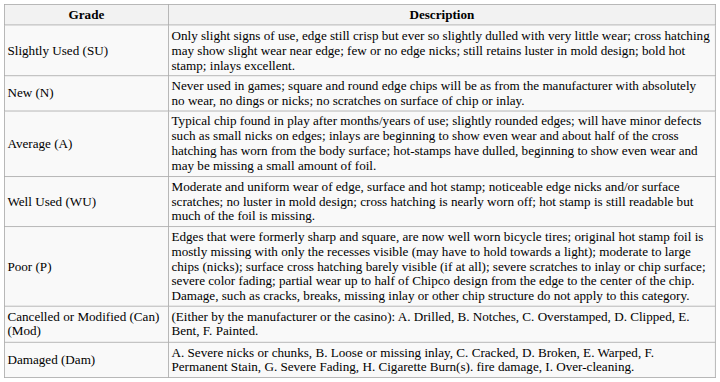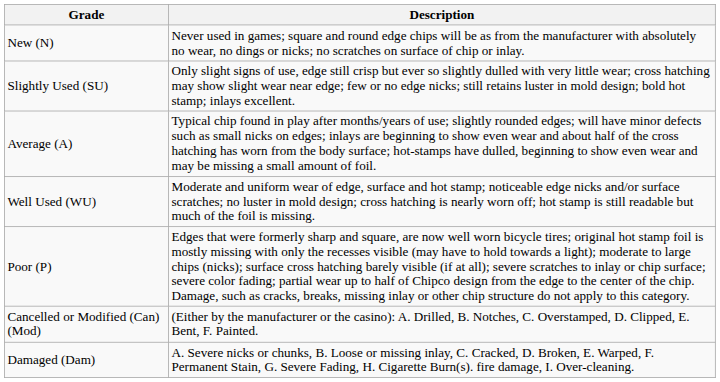rows swapped: (31, 93) <-> (58, 50)
